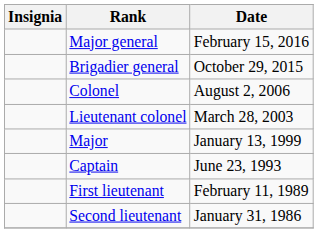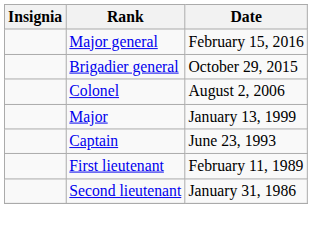- row: (128, 116)
